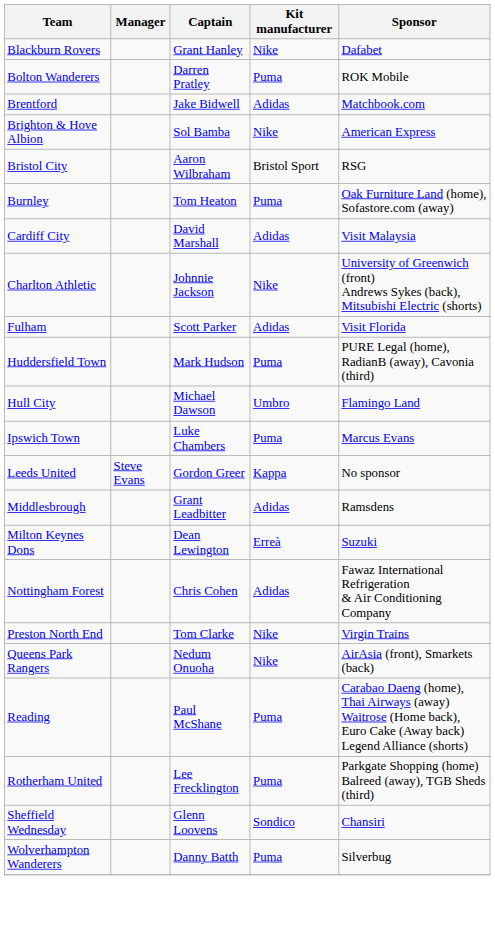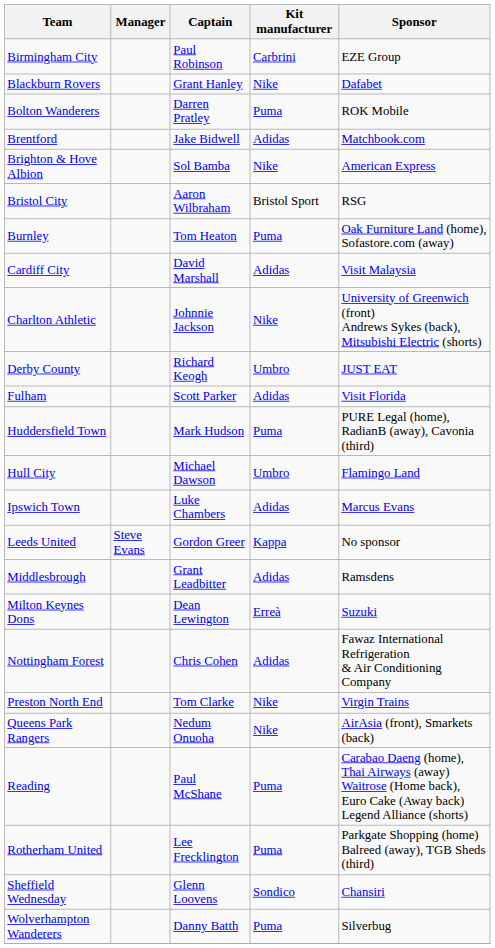+ row: (52, 56)
+ row: (44, 368)
(268, 438) Puma -> (271, 507) Adidas
